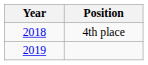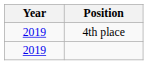(34, 32) 2018 -> (34, 32) 2019
